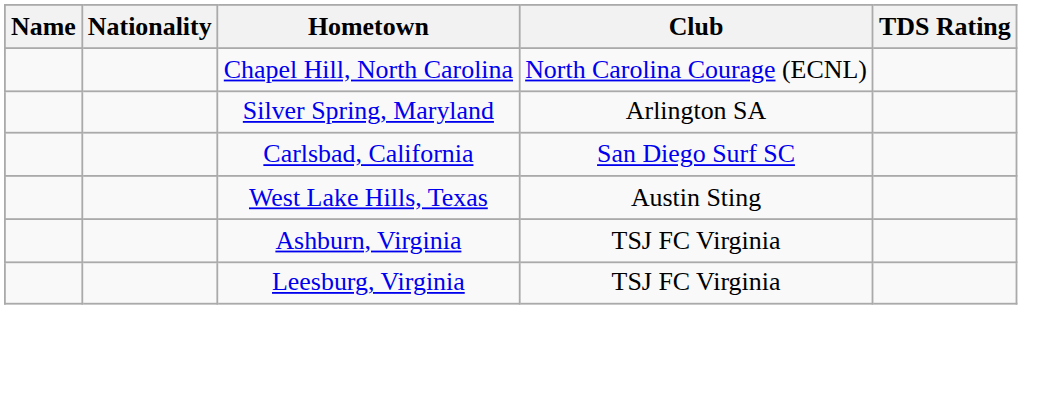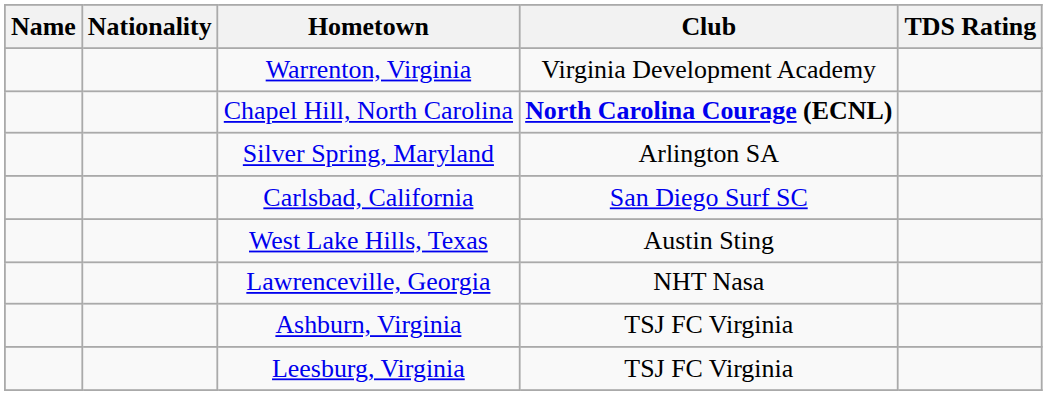+ row: (368, 69)
(696, 69) normal -> (709, 111) bold
+ row: (368, 282)
